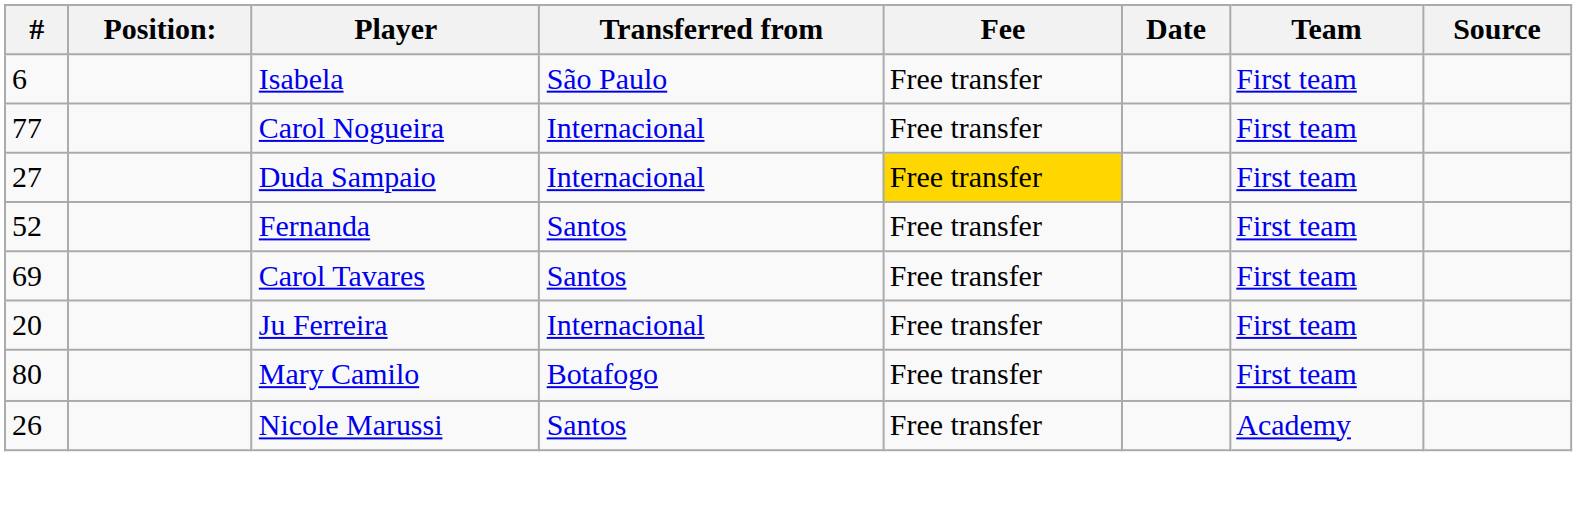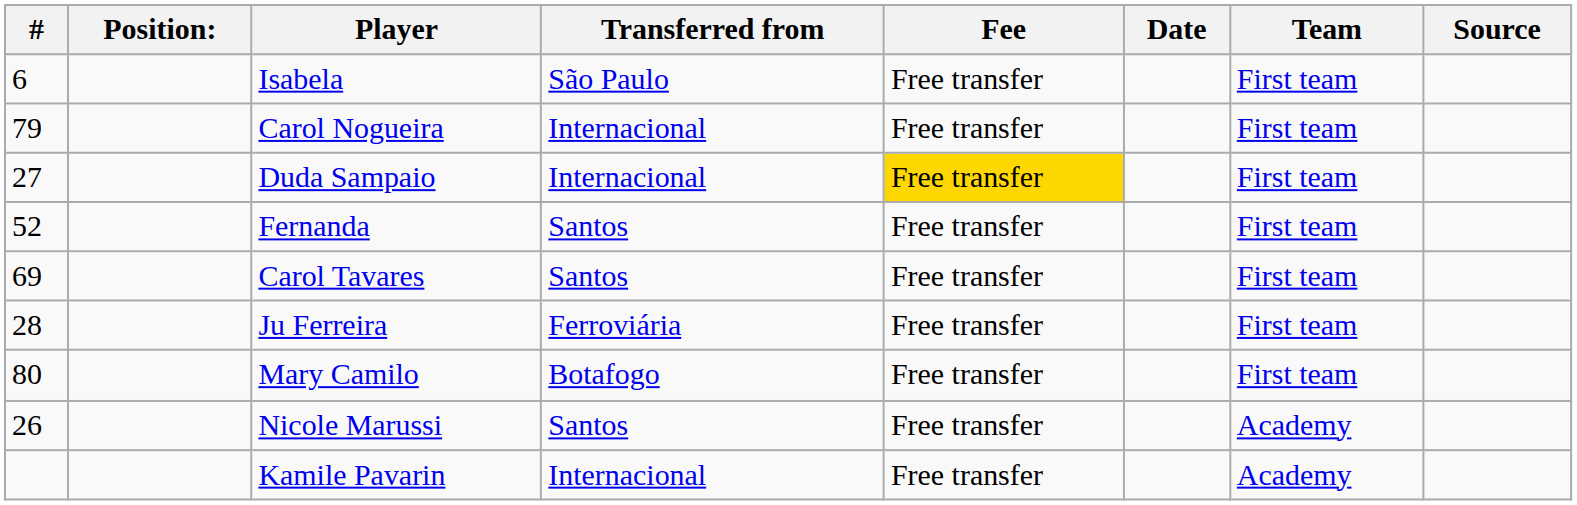(27, 128) 77 -> (27, 128) 79
(27, 325) 20 -> (27, 325) 28
(626, 325) Internacional -> (615, 325) Ferroviária
+ row: (352, 473)
